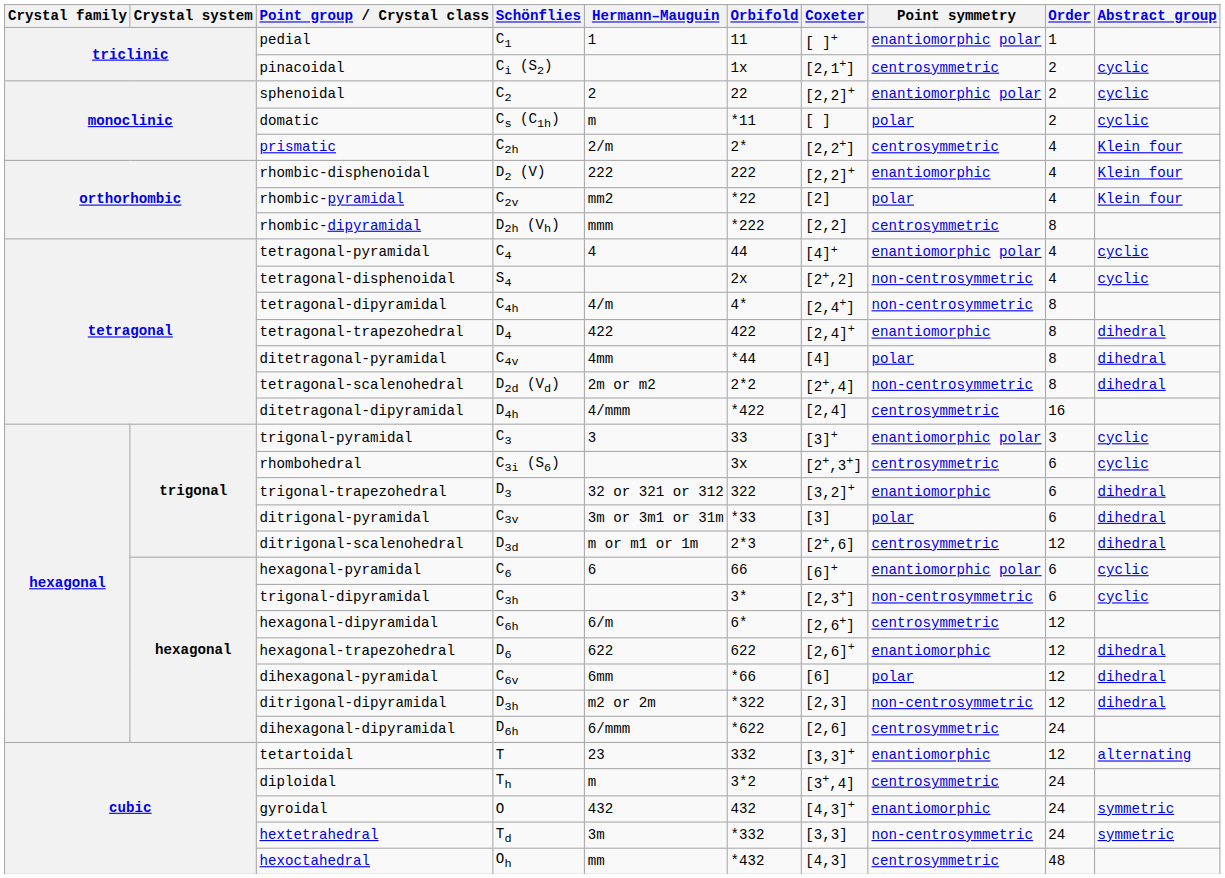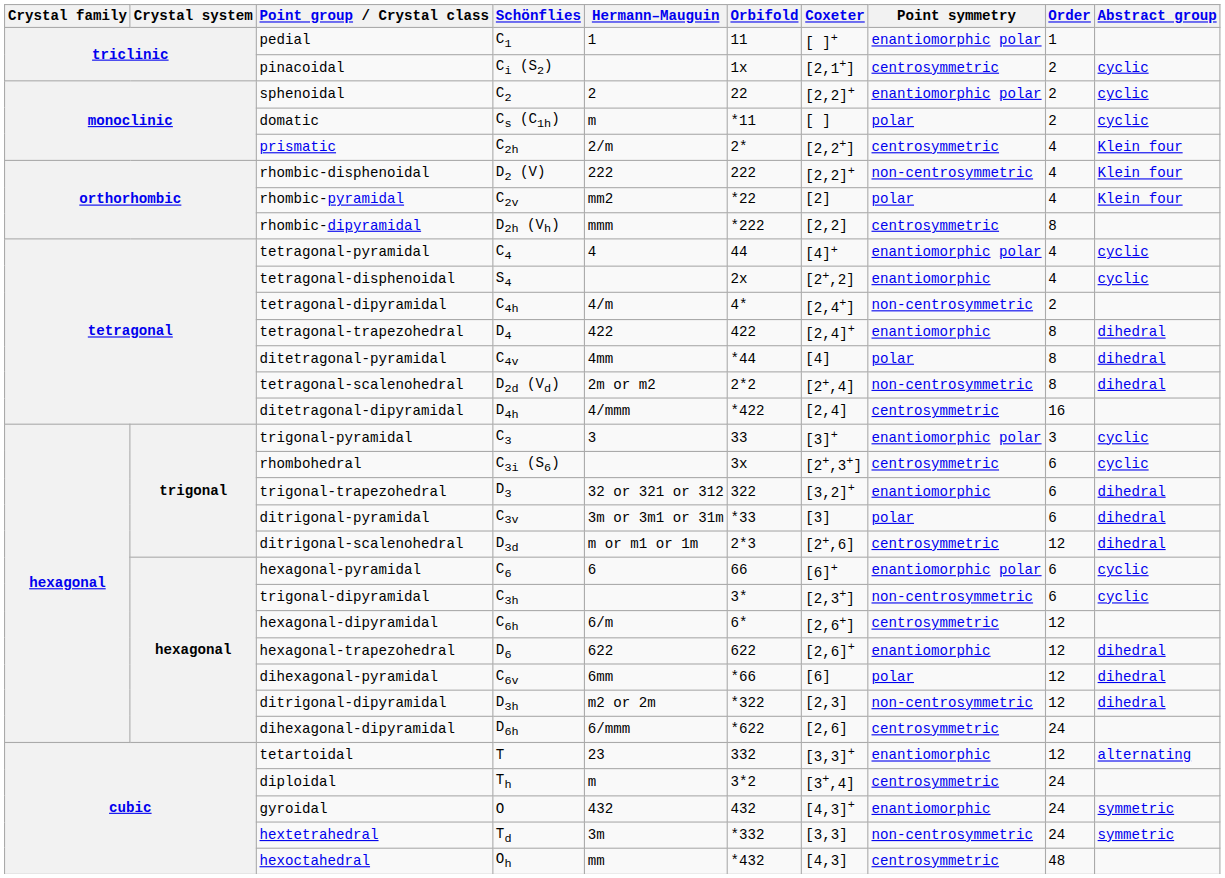(931, 174) enantiomorphic -> (952, 174) non-centrosymmetric
(952, 279) non-centrosymmetric -> (931, 279) enantiomorphic
(1053, 306) 8 -> (1053, 306) 2
